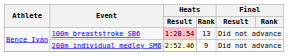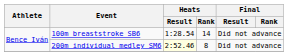(180, 33) pink background -> (180, 33) no background
(206, 33) 13 -> (206, 33) 14
(206, 45) 9 -> (206, 45) 8
